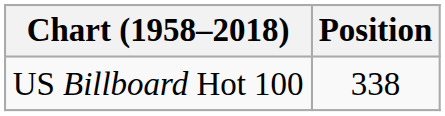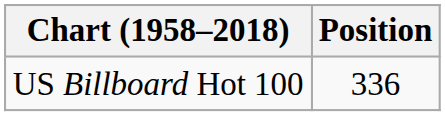(375, 82) 338 -> (375, 82) 336
